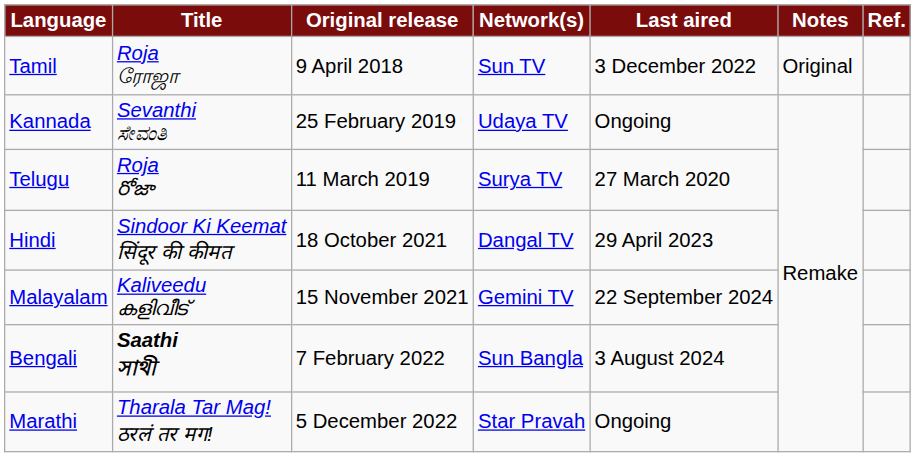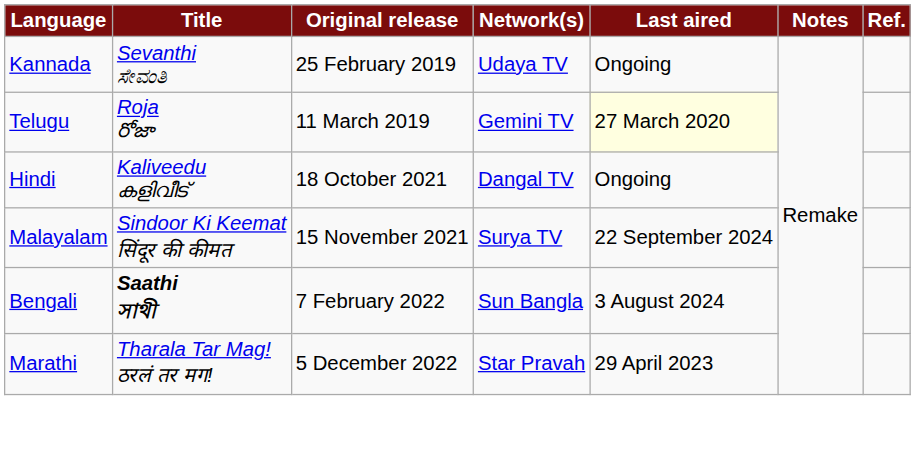- row: (33, 65)
(520, 179) Surya TV -> (526, 121) Gemini TV
(662, 179) no background -> (662, 121) lightyellow background
(202, 239) Sindoor Ki Keemat सिंदूर की कीमत -> (162, 179) Kaliveedu കളിവീട്
(654, 239) 29 April 2023 -> (633, 179) Ongoing
(162, 297) Kaliveedu കളിവീട് -> (202, 236) Sindoor Ki Keemat सिंदूर की कीमत
(526, 297) Gemini TV -> (520, 237) Surya TV
(633, 421) Ongoing -> (654, 363) 29 April 2023
